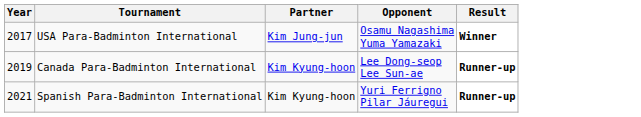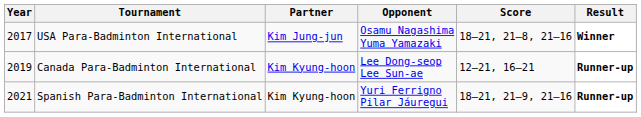+ column: (516, 13)
